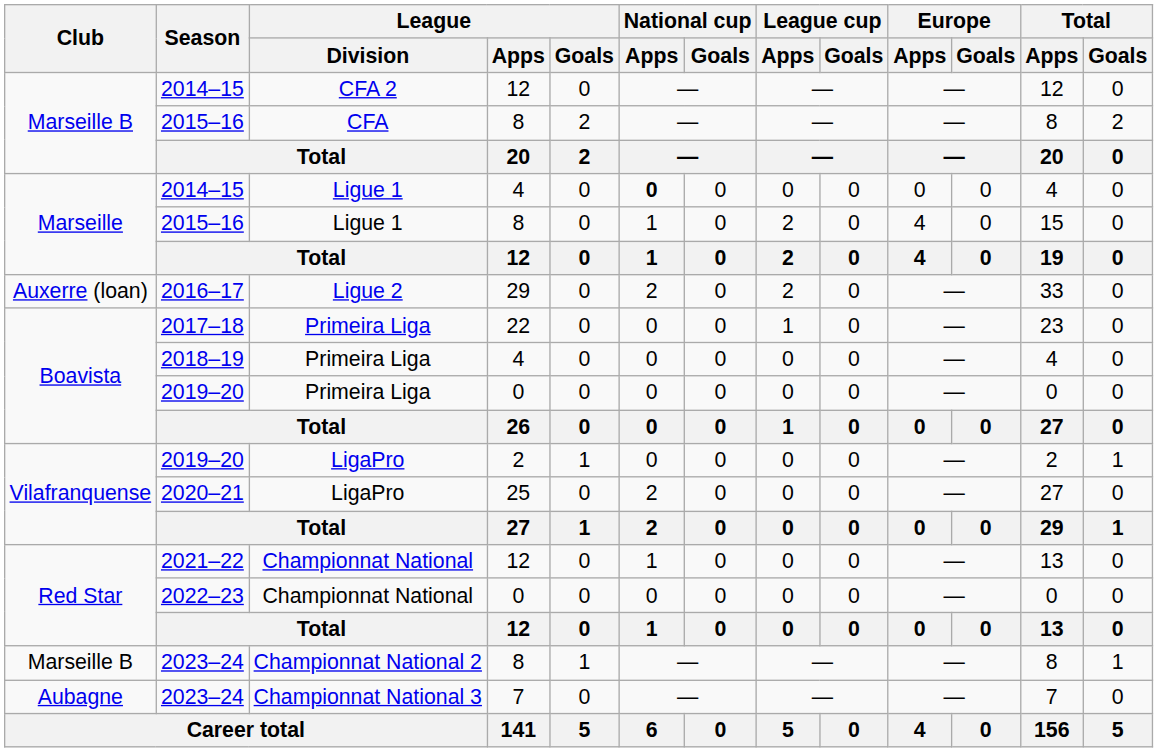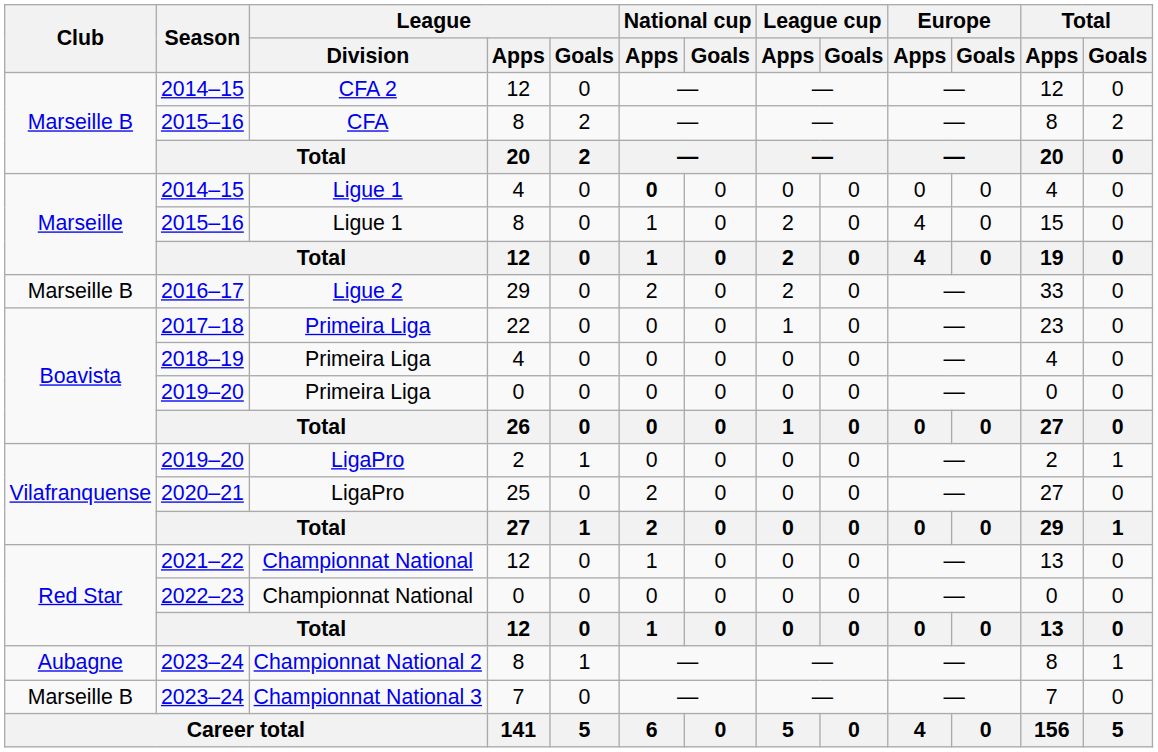(80, 291) Auxerre (loan) -> (80, 291) Marseille B
(80, 662) Marseille B -> (80, 662) Aubagne
(80, 696) Aubagne -> (80, 696) Marseille B
